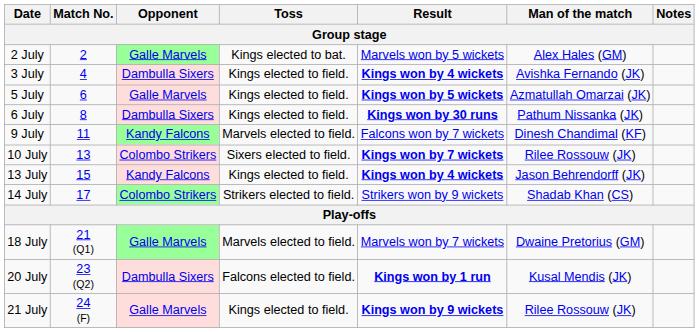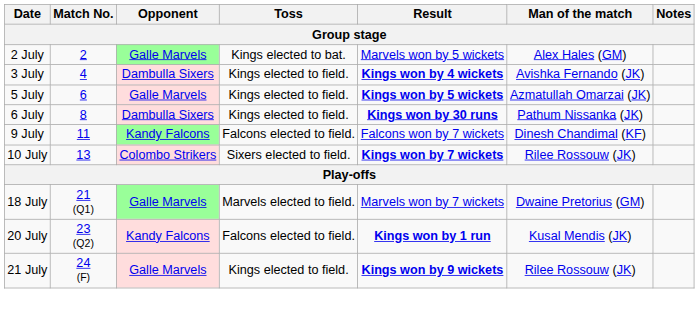(289, 134) Marvels elected to field. -> (289, 134) Falcons elected to field.
- row: (27, 174)
- row: (27, 194)
(168, 276) Dambulla Sixers -> (168, 236) Kandy Falcons
